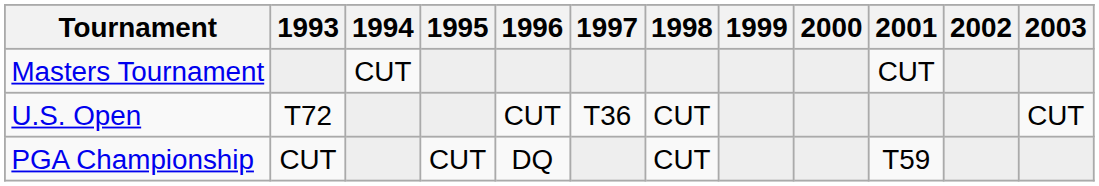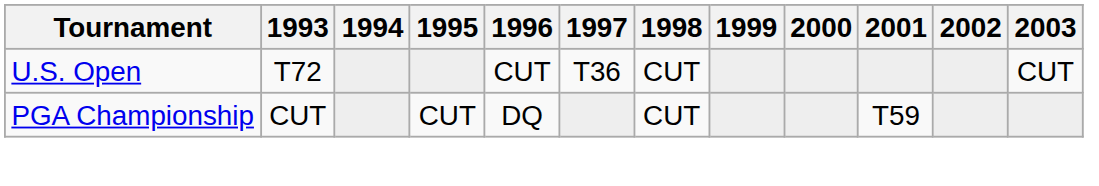- row: (138, 71)
